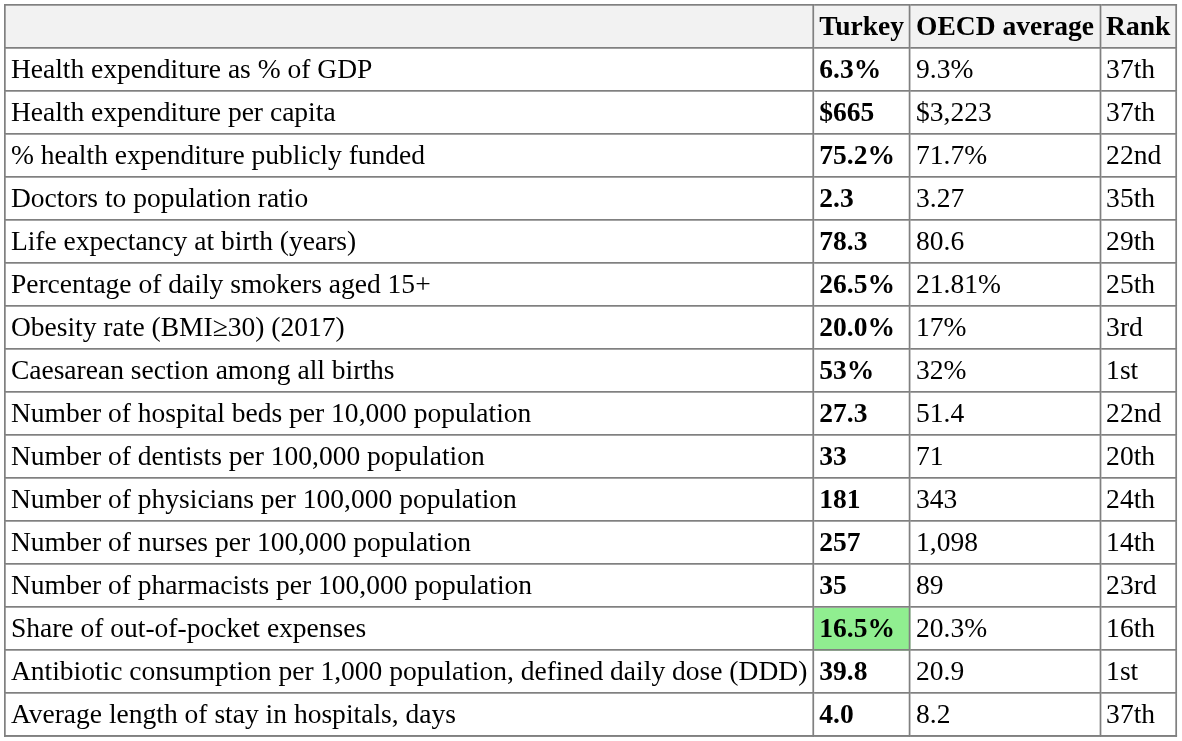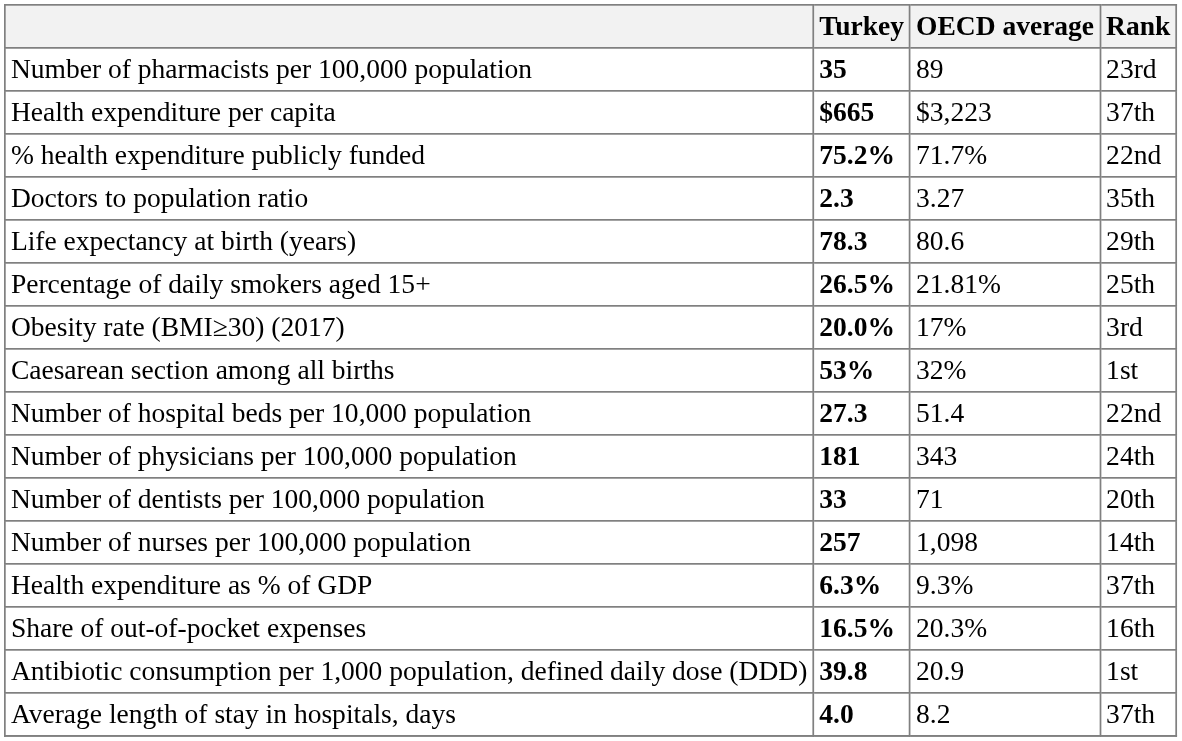rows swapped: (192, 69) <-> (272, 584)
rows swapped: (264, 498) <-> (248, 456)
(857, 628) lightgreen background -> (857, 628) no background
